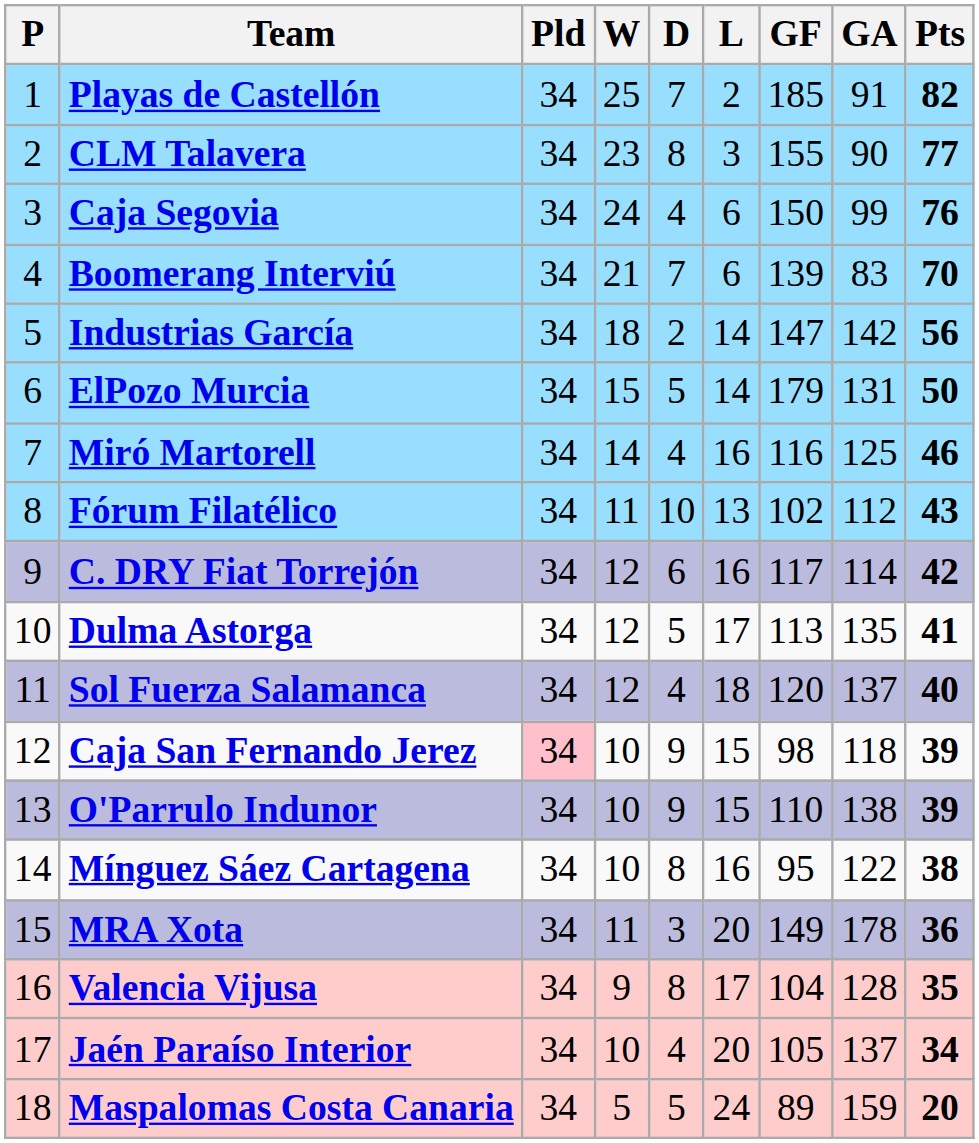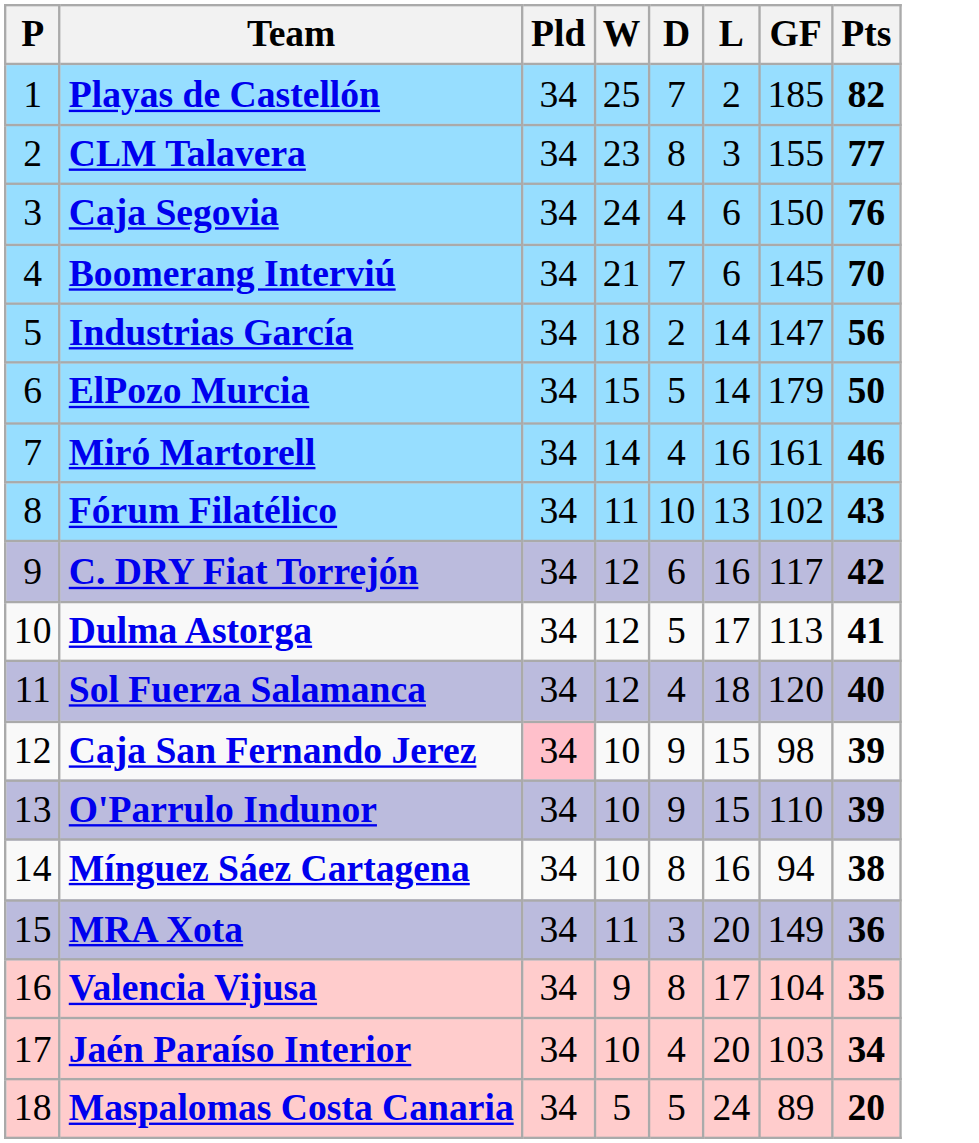- column: (869, 34)
(796, 272) 139 -> (796, 272) 145
(796, 451) 116 -> (796, 451) 161
(796, 869) 95 -> (796, 869) 94
(796, 1048) 105 -> (796, 1048) 103
